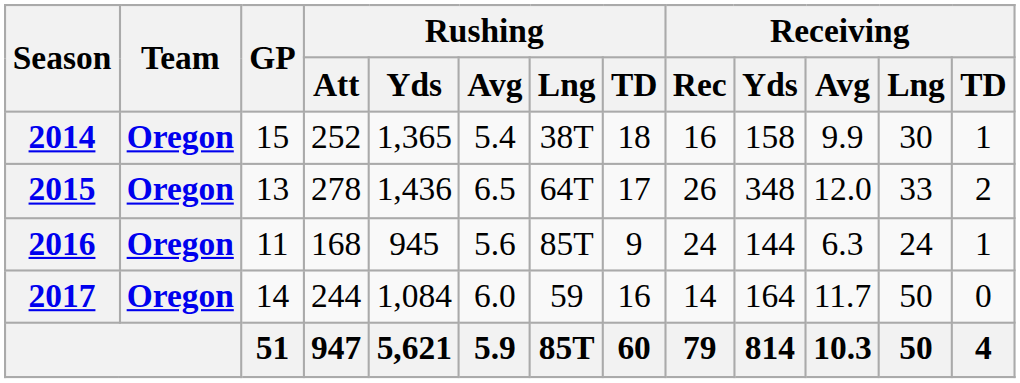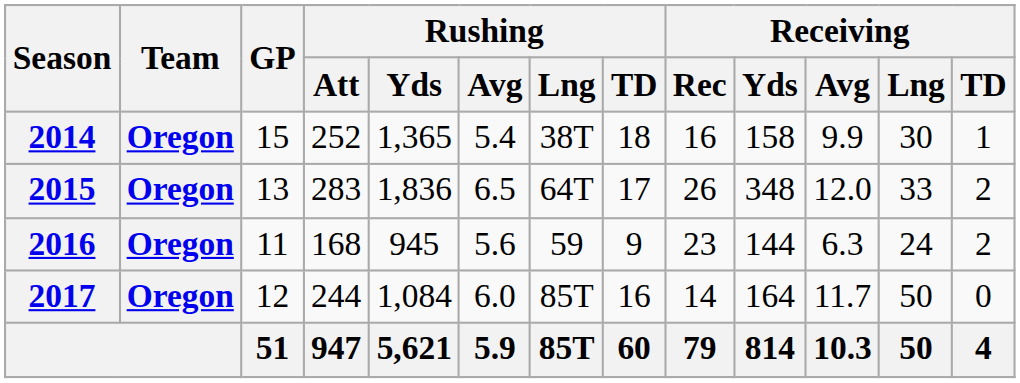(336, 190) 278 -> (336, 190) 283
(414, 190) 1,436 -> (414, 190) 1,836
(567, 243) 85T -> (567, 243) 59
(700, 243) 24 -> (700, 243) 23
(983, 243) 1 -> (983, 243) 2
(272, 296) 14 -> (272, 296) 12
(567, 296) 59 -> (567, 296) 85T
